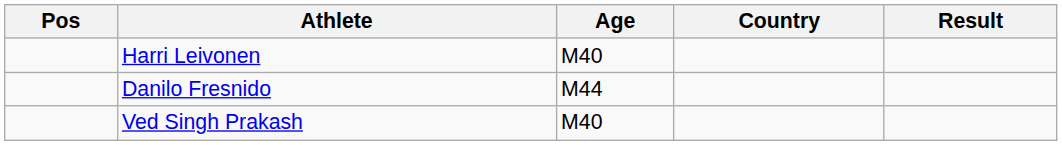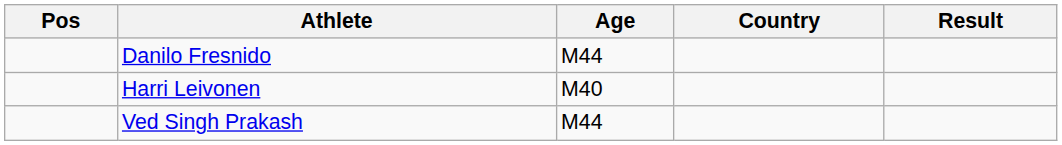rows swapped: (196, 88) <-> (191, 55)
(582, 122) M40 -> (582, 122) M44
